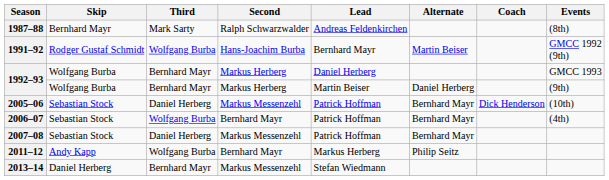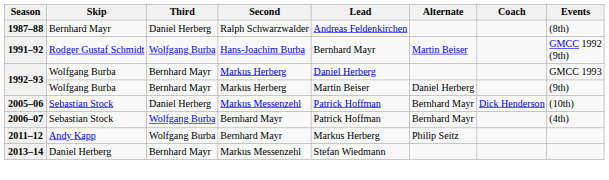(172, 28) Mark Sarty -> (180, 28) Daniel Herberg
- row: (26, 135)
